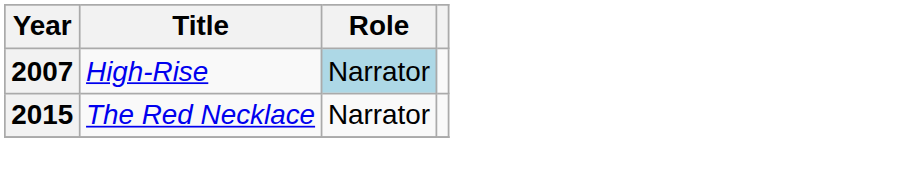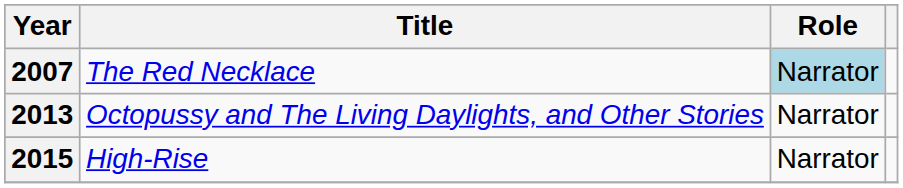(147, 70) High-Rise -> (201, 70) The Red Necklace
+ row: (42, 114)
(201, 114) The Red Necklace -> (147, 159) High-Rise
